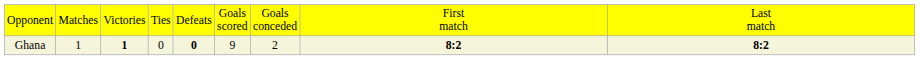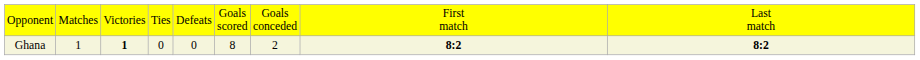(194, 45) bold -> (194, 45) normal
(232, 45) 9 -> (232, 45) 8
